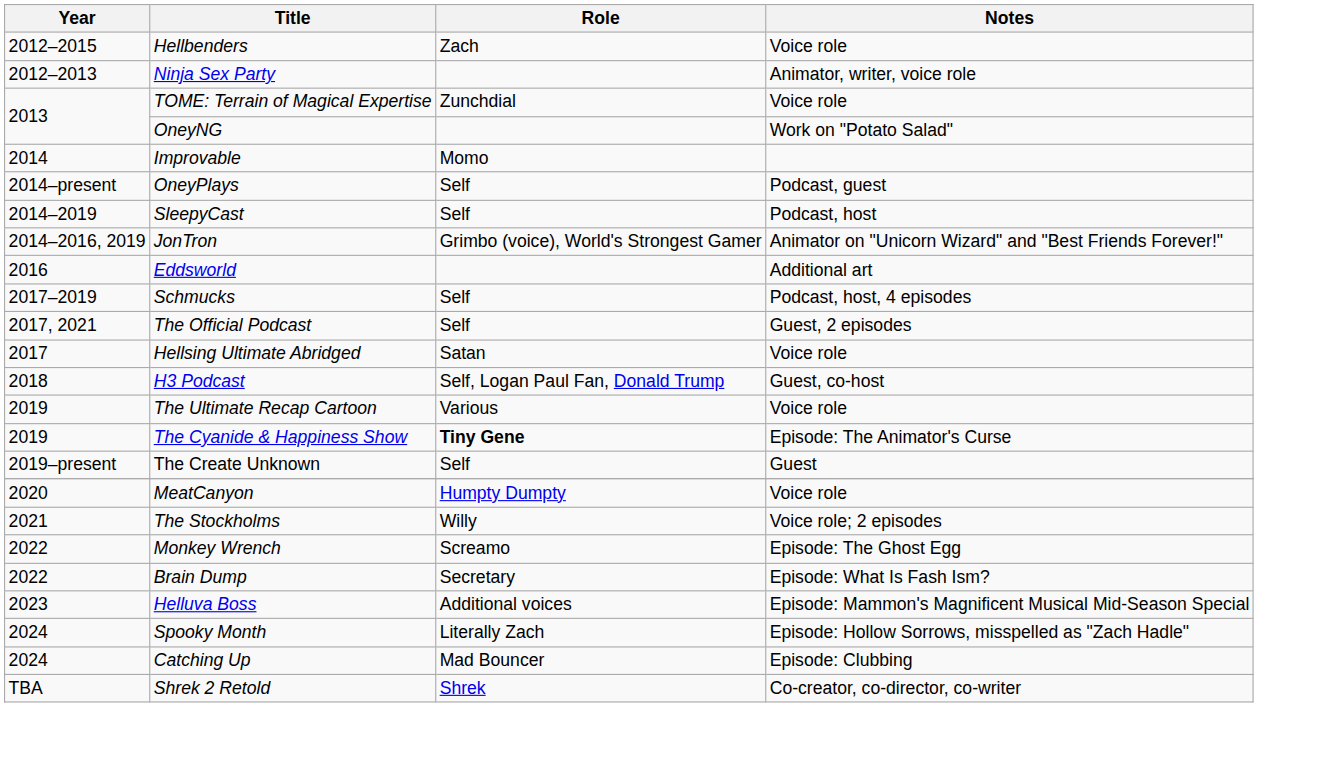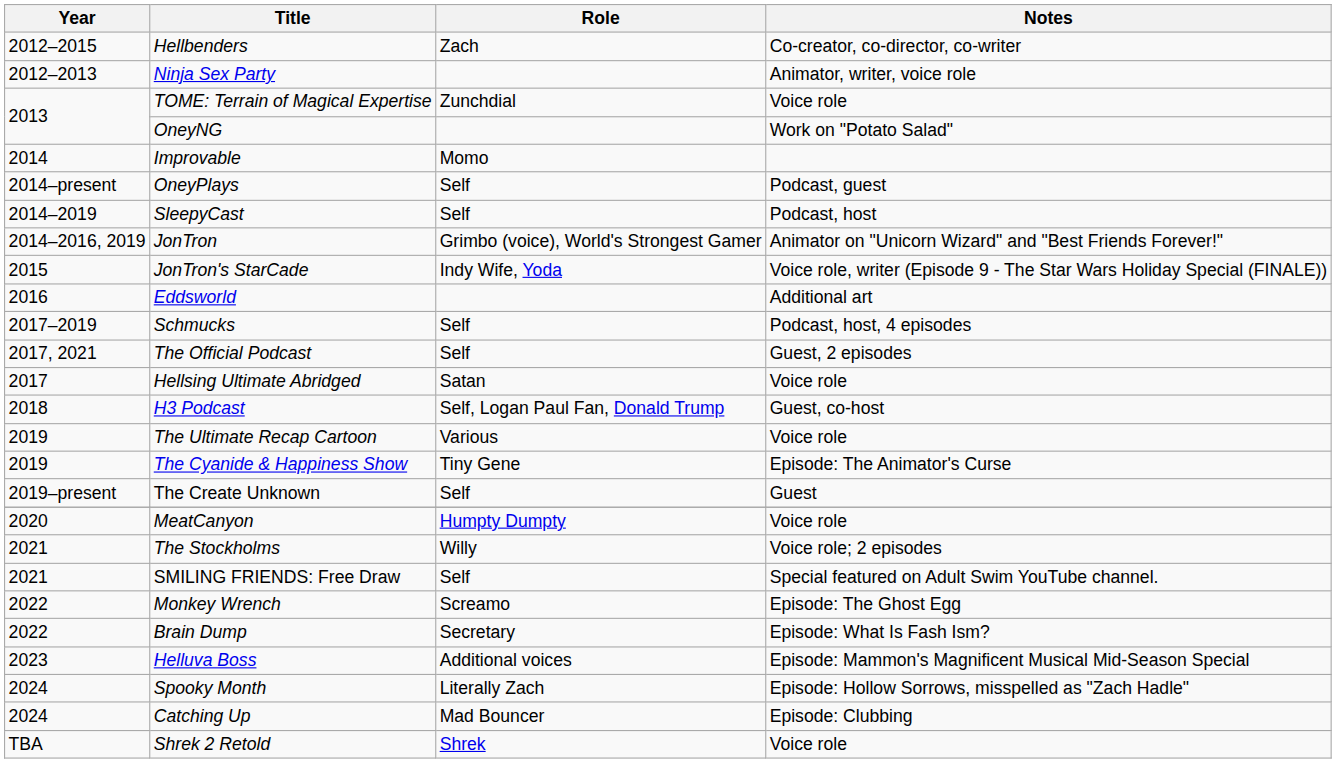(808, 46) Voice role -> (895, 46) Co-creator, co-director, co-writer
+ row: (231, 269)
(482, 437) bold -> (480, 465) normal
+ row: (277, 576)
(895, 688) Co-creator, co-director, co-writer -> (808, 744) Voice role
